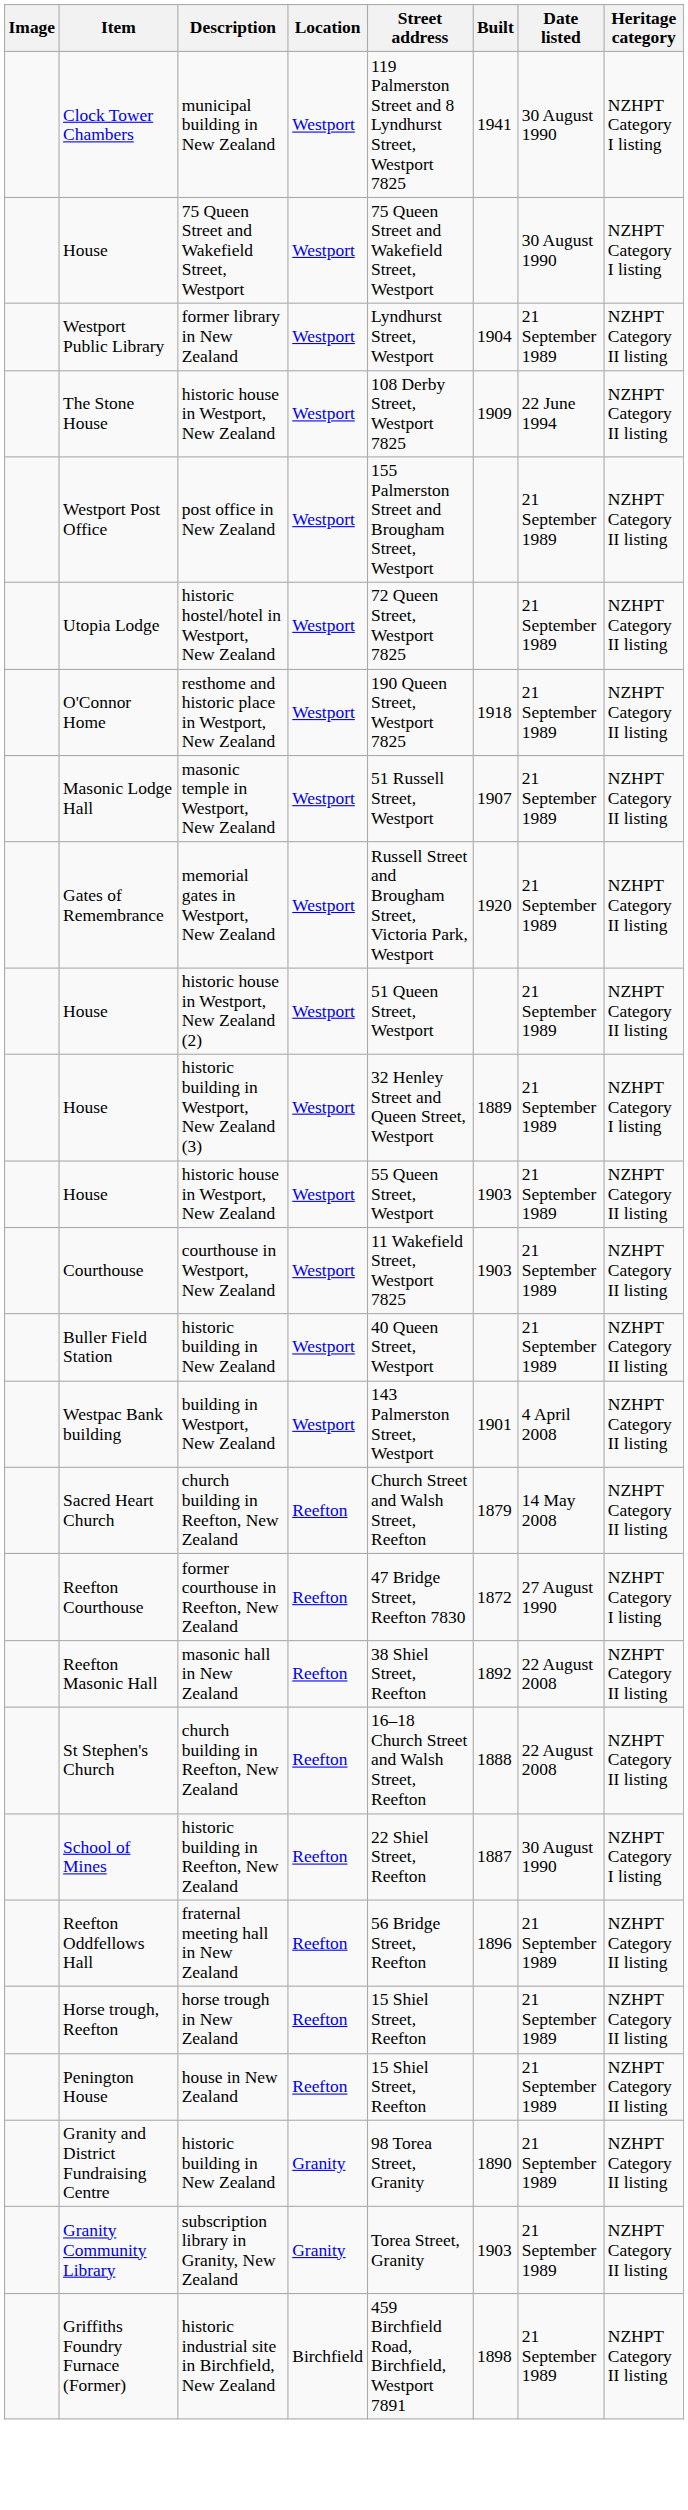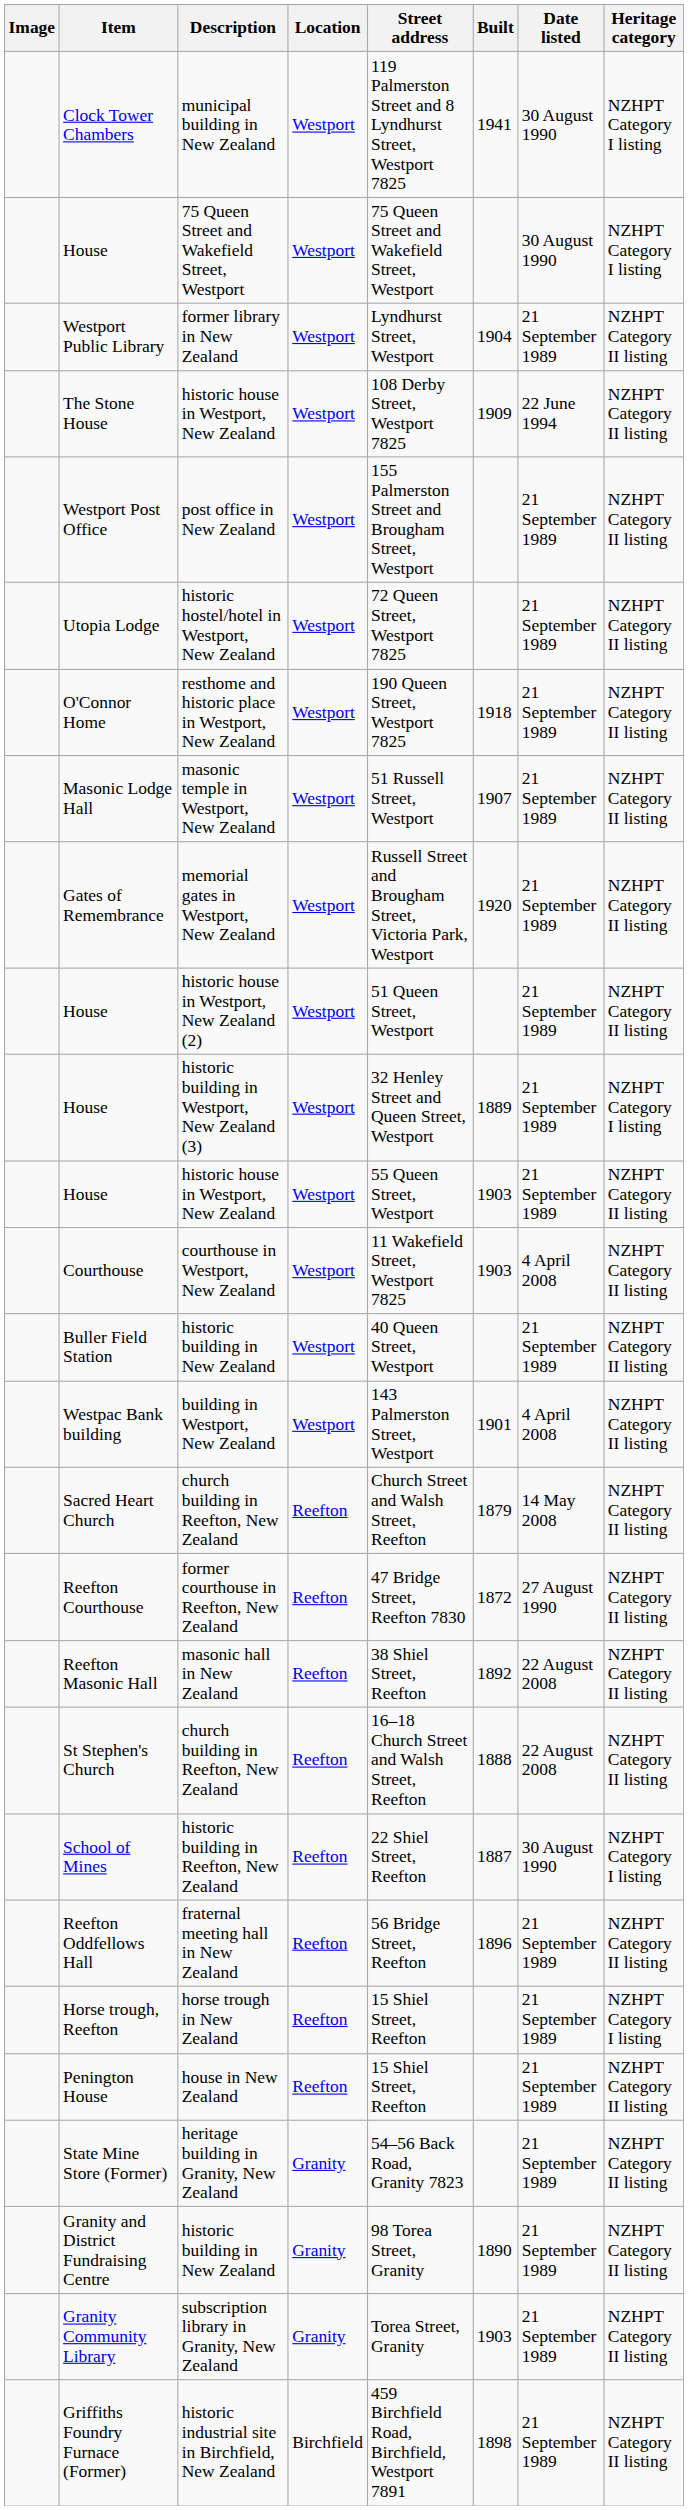(559, 1270) 21 September 1989 -> (546, 1270) 4 April 2008
(640, 1597) NZHPT Category I listing -> (640, 1597) NZHPT Category II listing
(640, 2019) NZHPT Category II listing -> (640, 2019) NZHPT Category I listing
+ row: (115, 2163)
